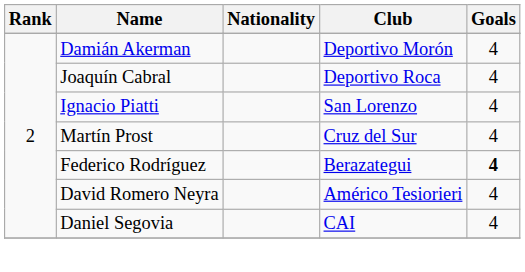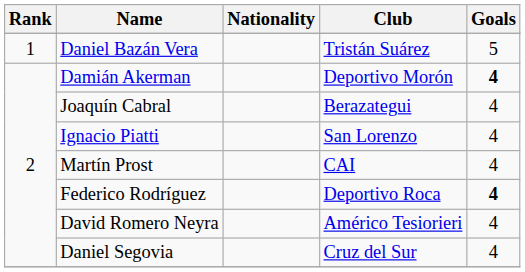+ row: (129, 48)
(493, 48) normal -> (493, 77) bold
(382, 77) Deportivo Roca -> (367, 106) Berazategui
(370, 135) Cruz del Sur -> (339, 164) CAI
(367, 164) Berazategui -> (382, 194) Deportivo Roca
(339, 223) CAI -> (370, 252) Cruz del Sur
